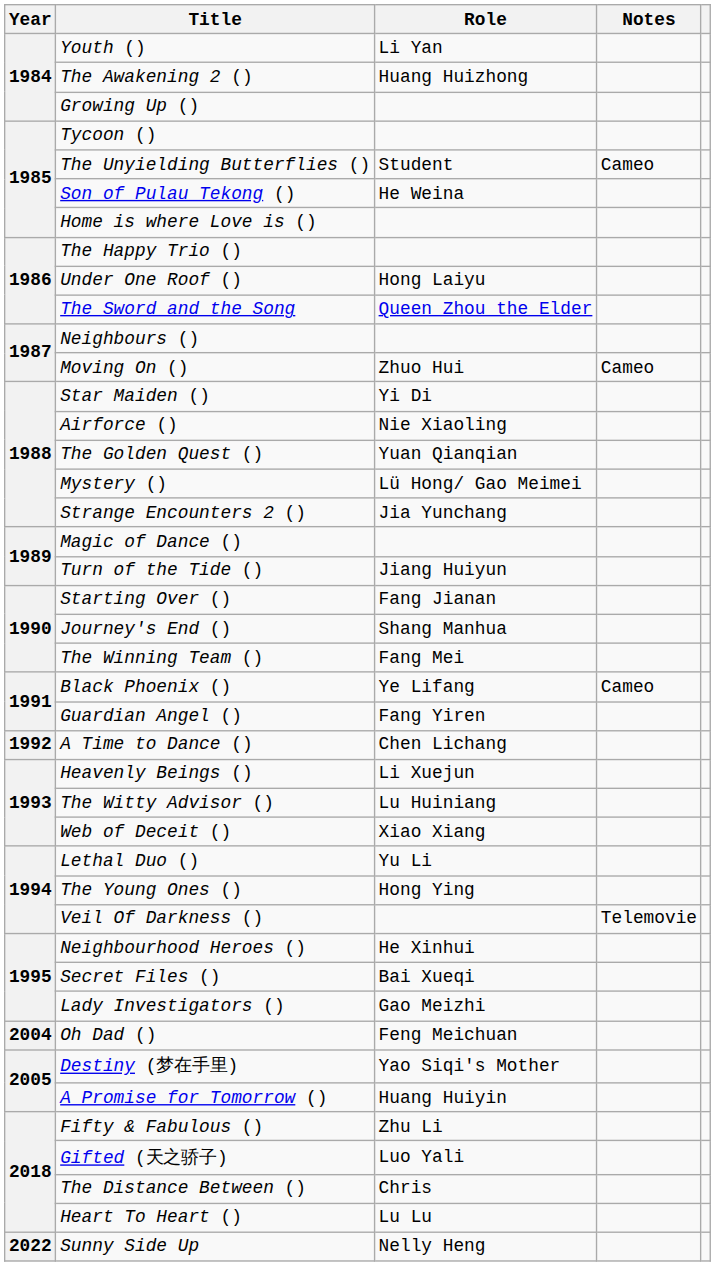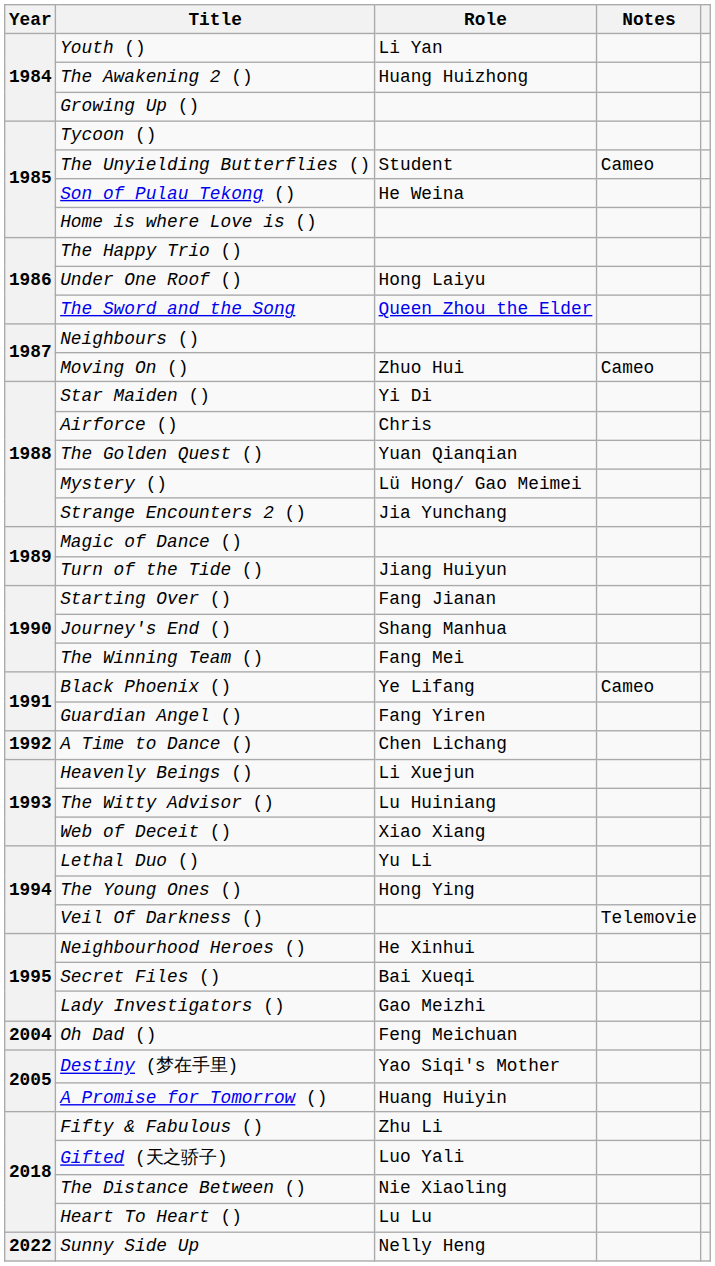(443, 426) Nie Xiaoling -> (405, 426) Chris
(405, 1188) Chris -> (443, 1188) Nie Xiaoling
